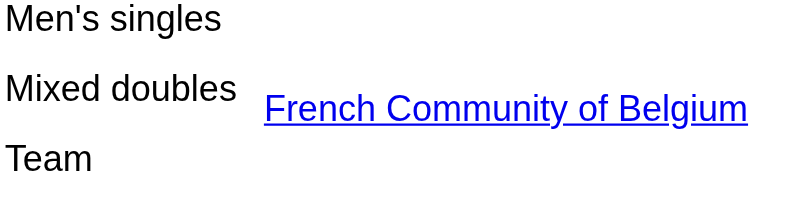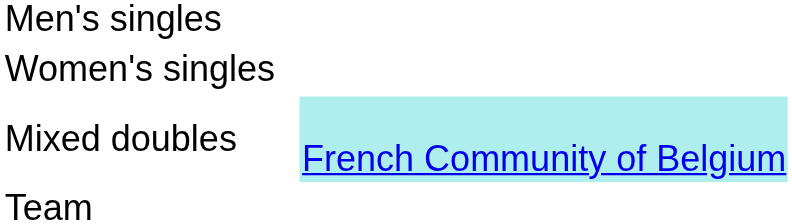+ row: (140, 68)
(506, 109) no background -> (544, 158) paleturquoise background
